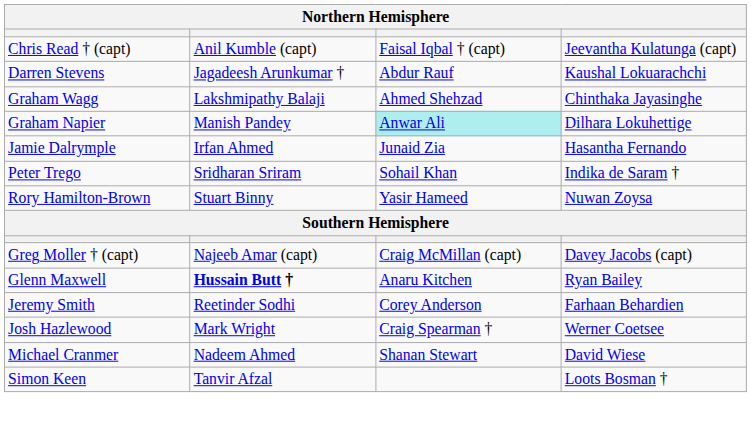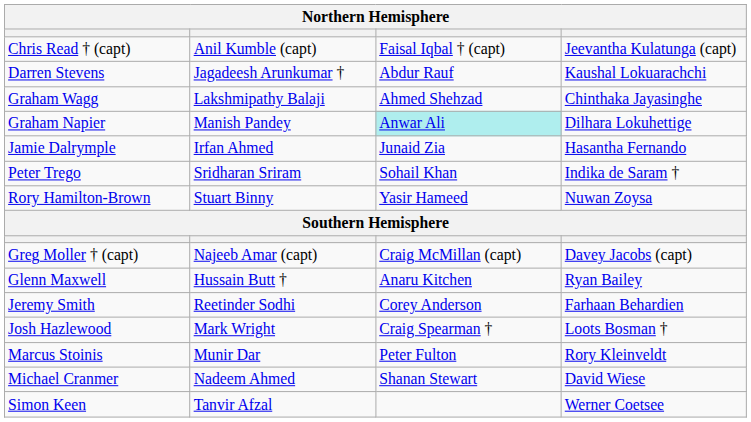(243, 280) bold -> (240, 280) normal
(614, 329) Werner Coetsee -> (616, 329) Loots Bosman †
+ row: (55, 354)
(616, 379) Loots Bosman † -> (614, 404) Werner Coetsee
